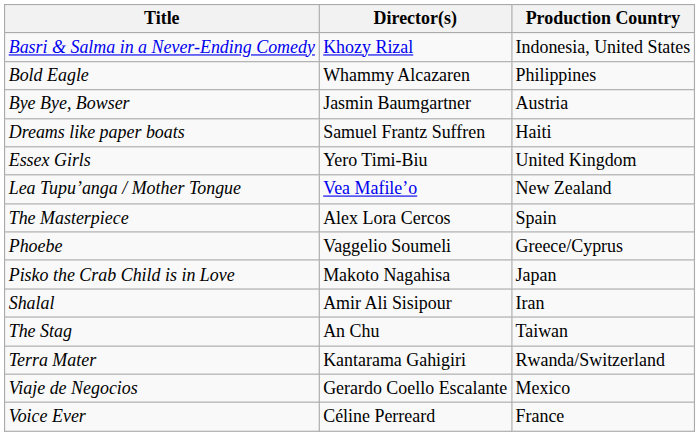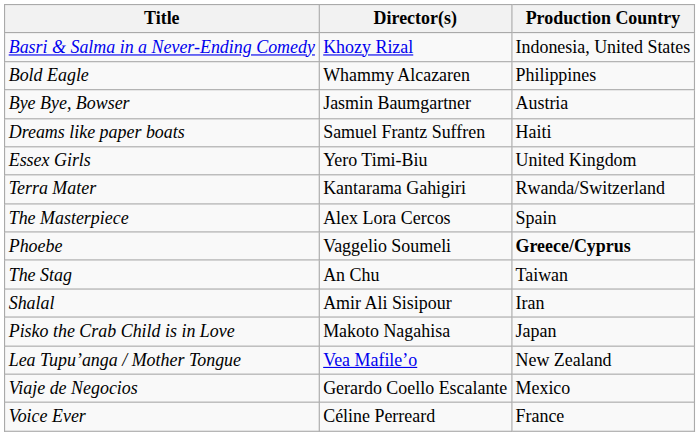rows swapped: (125, 189) <-> (52, 359)
(569, 246) normal -> (573, 246) bold
rows swapped: (122, 274) <-> (40, 331)
